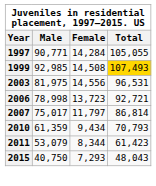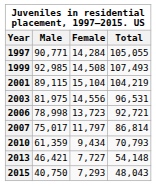(129, 68) gold background -> (129, 68) no background
+ row: (19, 83)
- row: (19, 143)
+ row: (19, 158)
